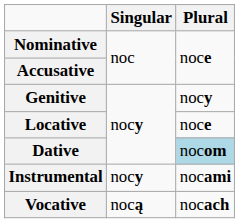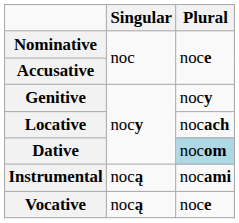(196, 124) noce -> (205, 124) nocach
(127, 177) nocy -> (127, 177) nocą
(205, 204) nocach -> (196, 204) noce
